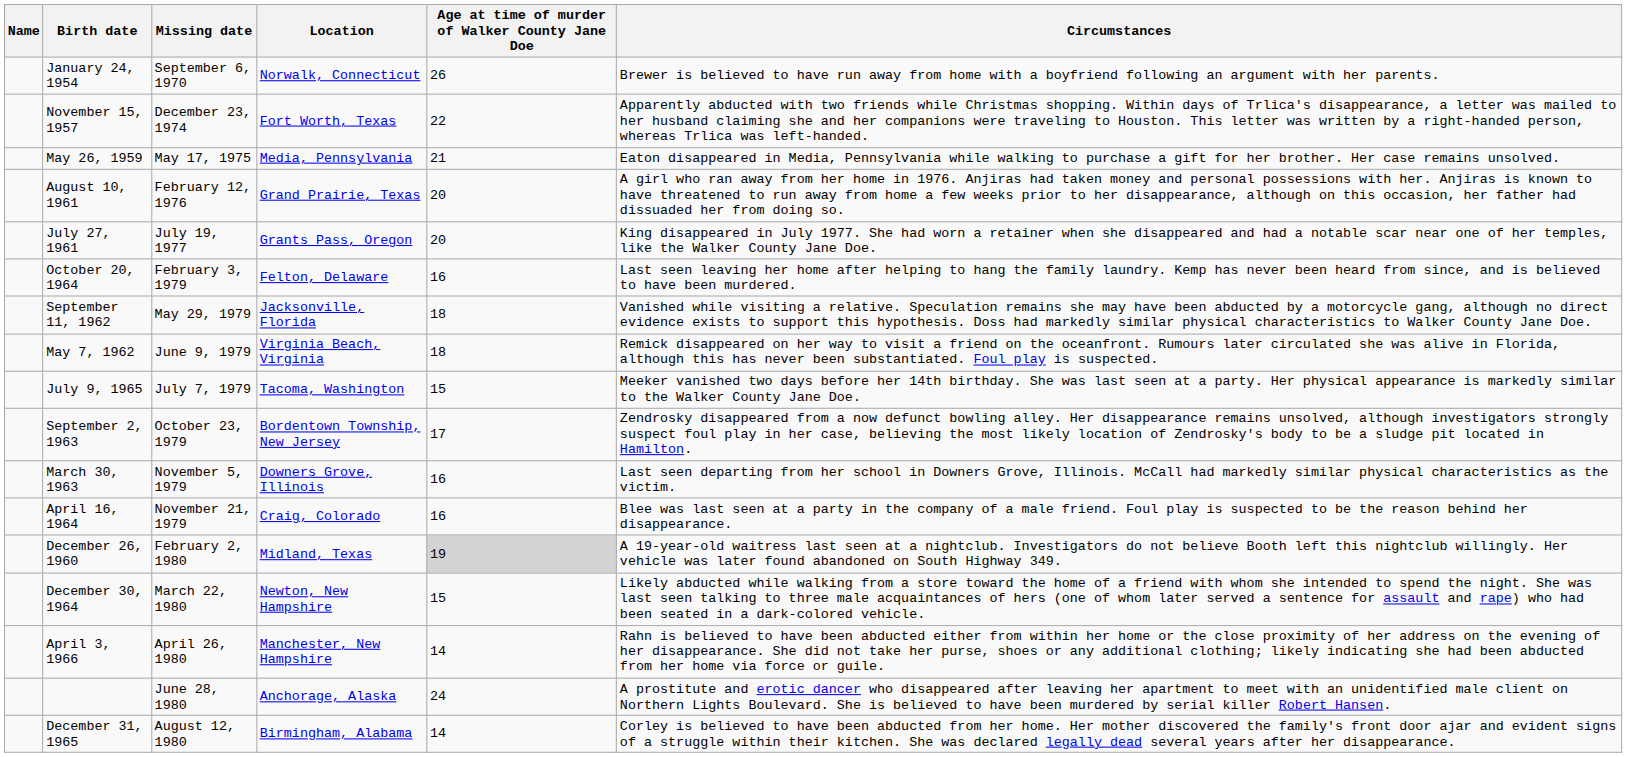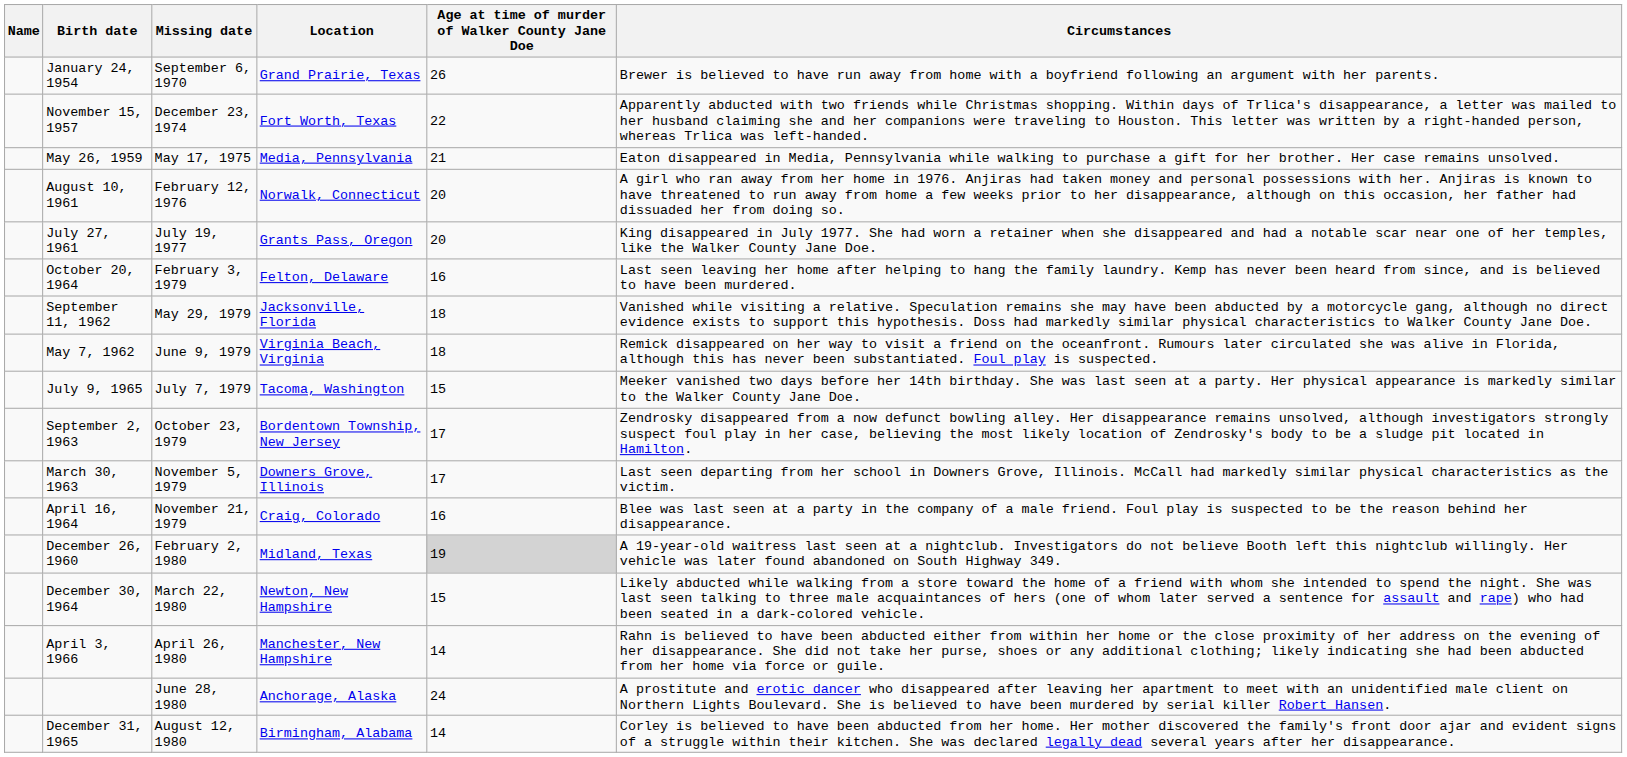(340, 76) Norwalk, Connecticut -> (340, 76) Grand Prairie, Texas
(340, 195) Grand Prairie, Texas -> (340, 195) Norwalk, Connecticut
(438, 480) 16 -> (438, 480) 17
